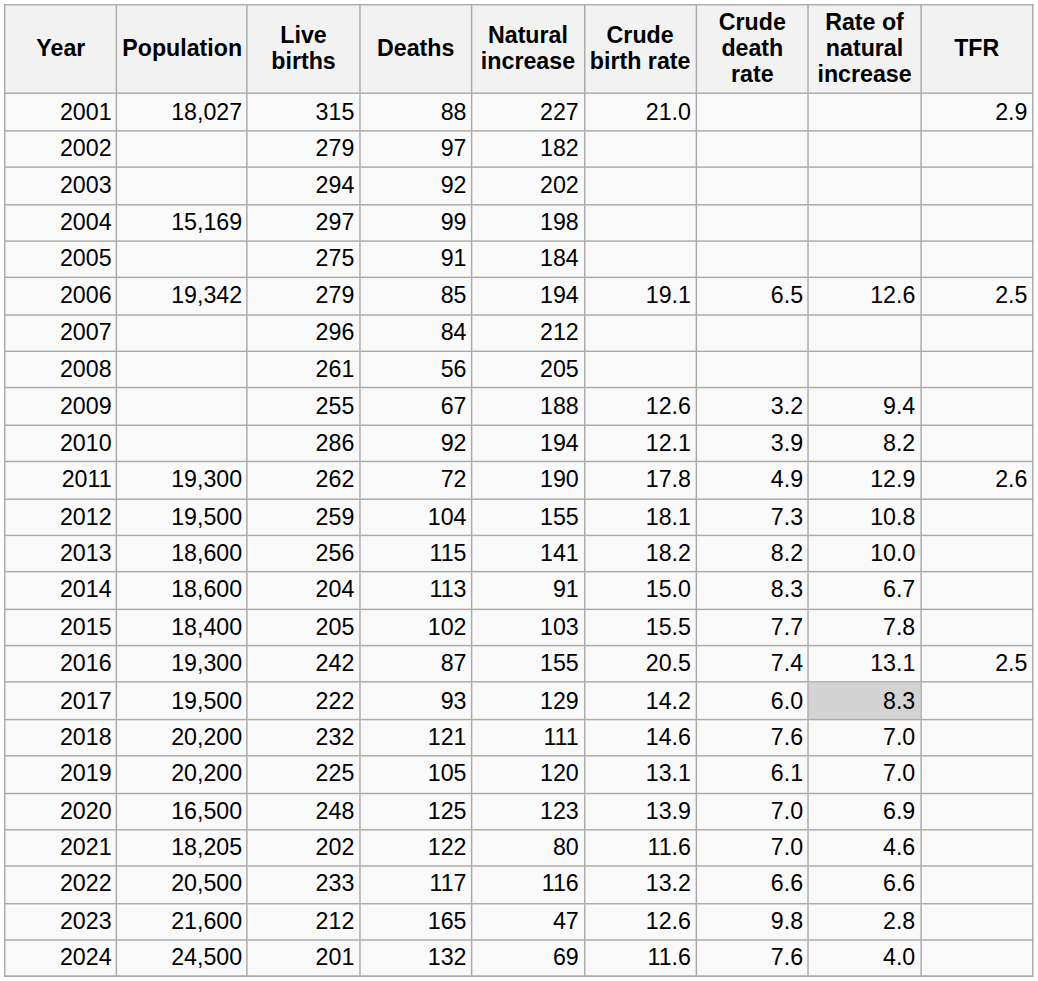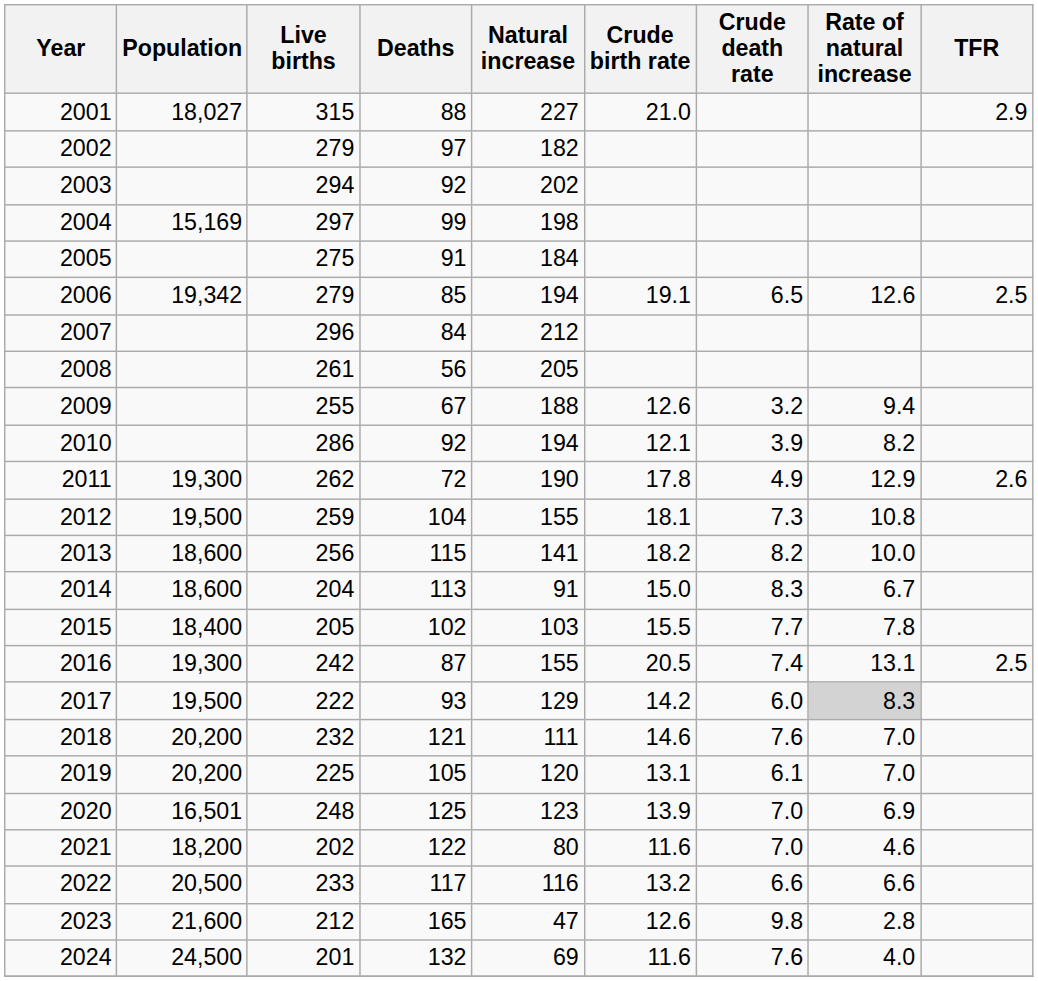(207, 810) 16,500 -> (207, 810) 16,501
(207, 847) 18,205 -> (207, 847) 18,200
